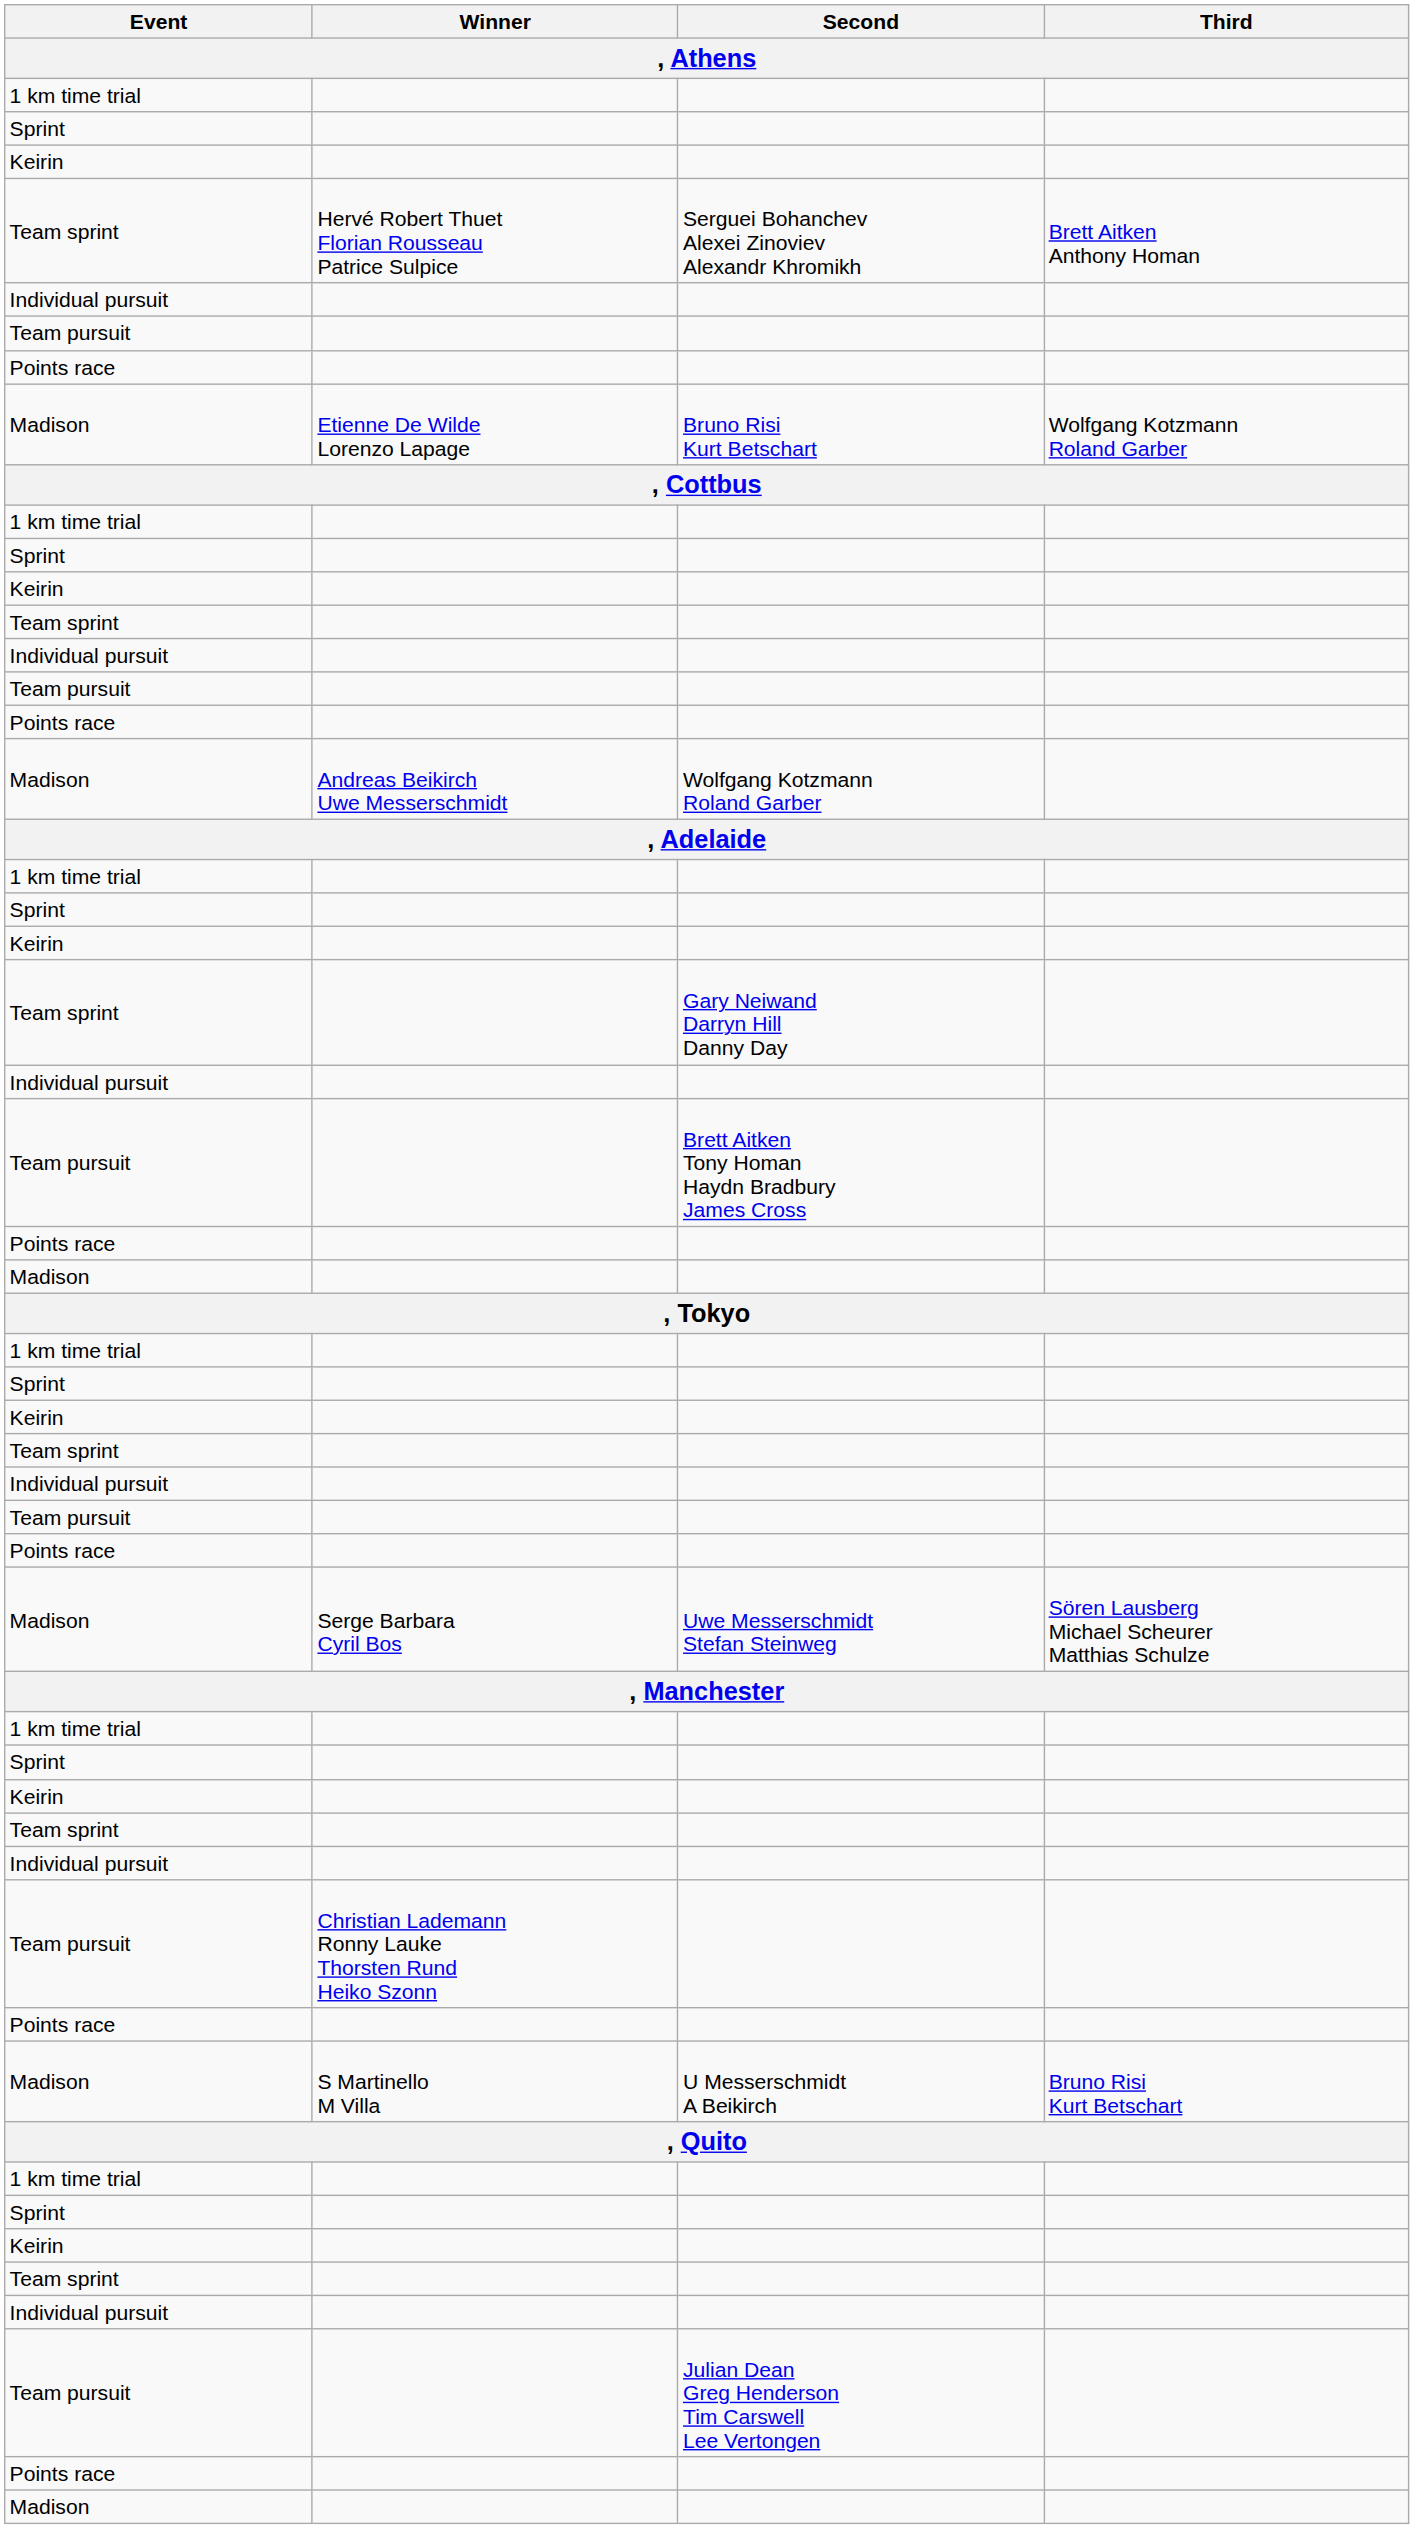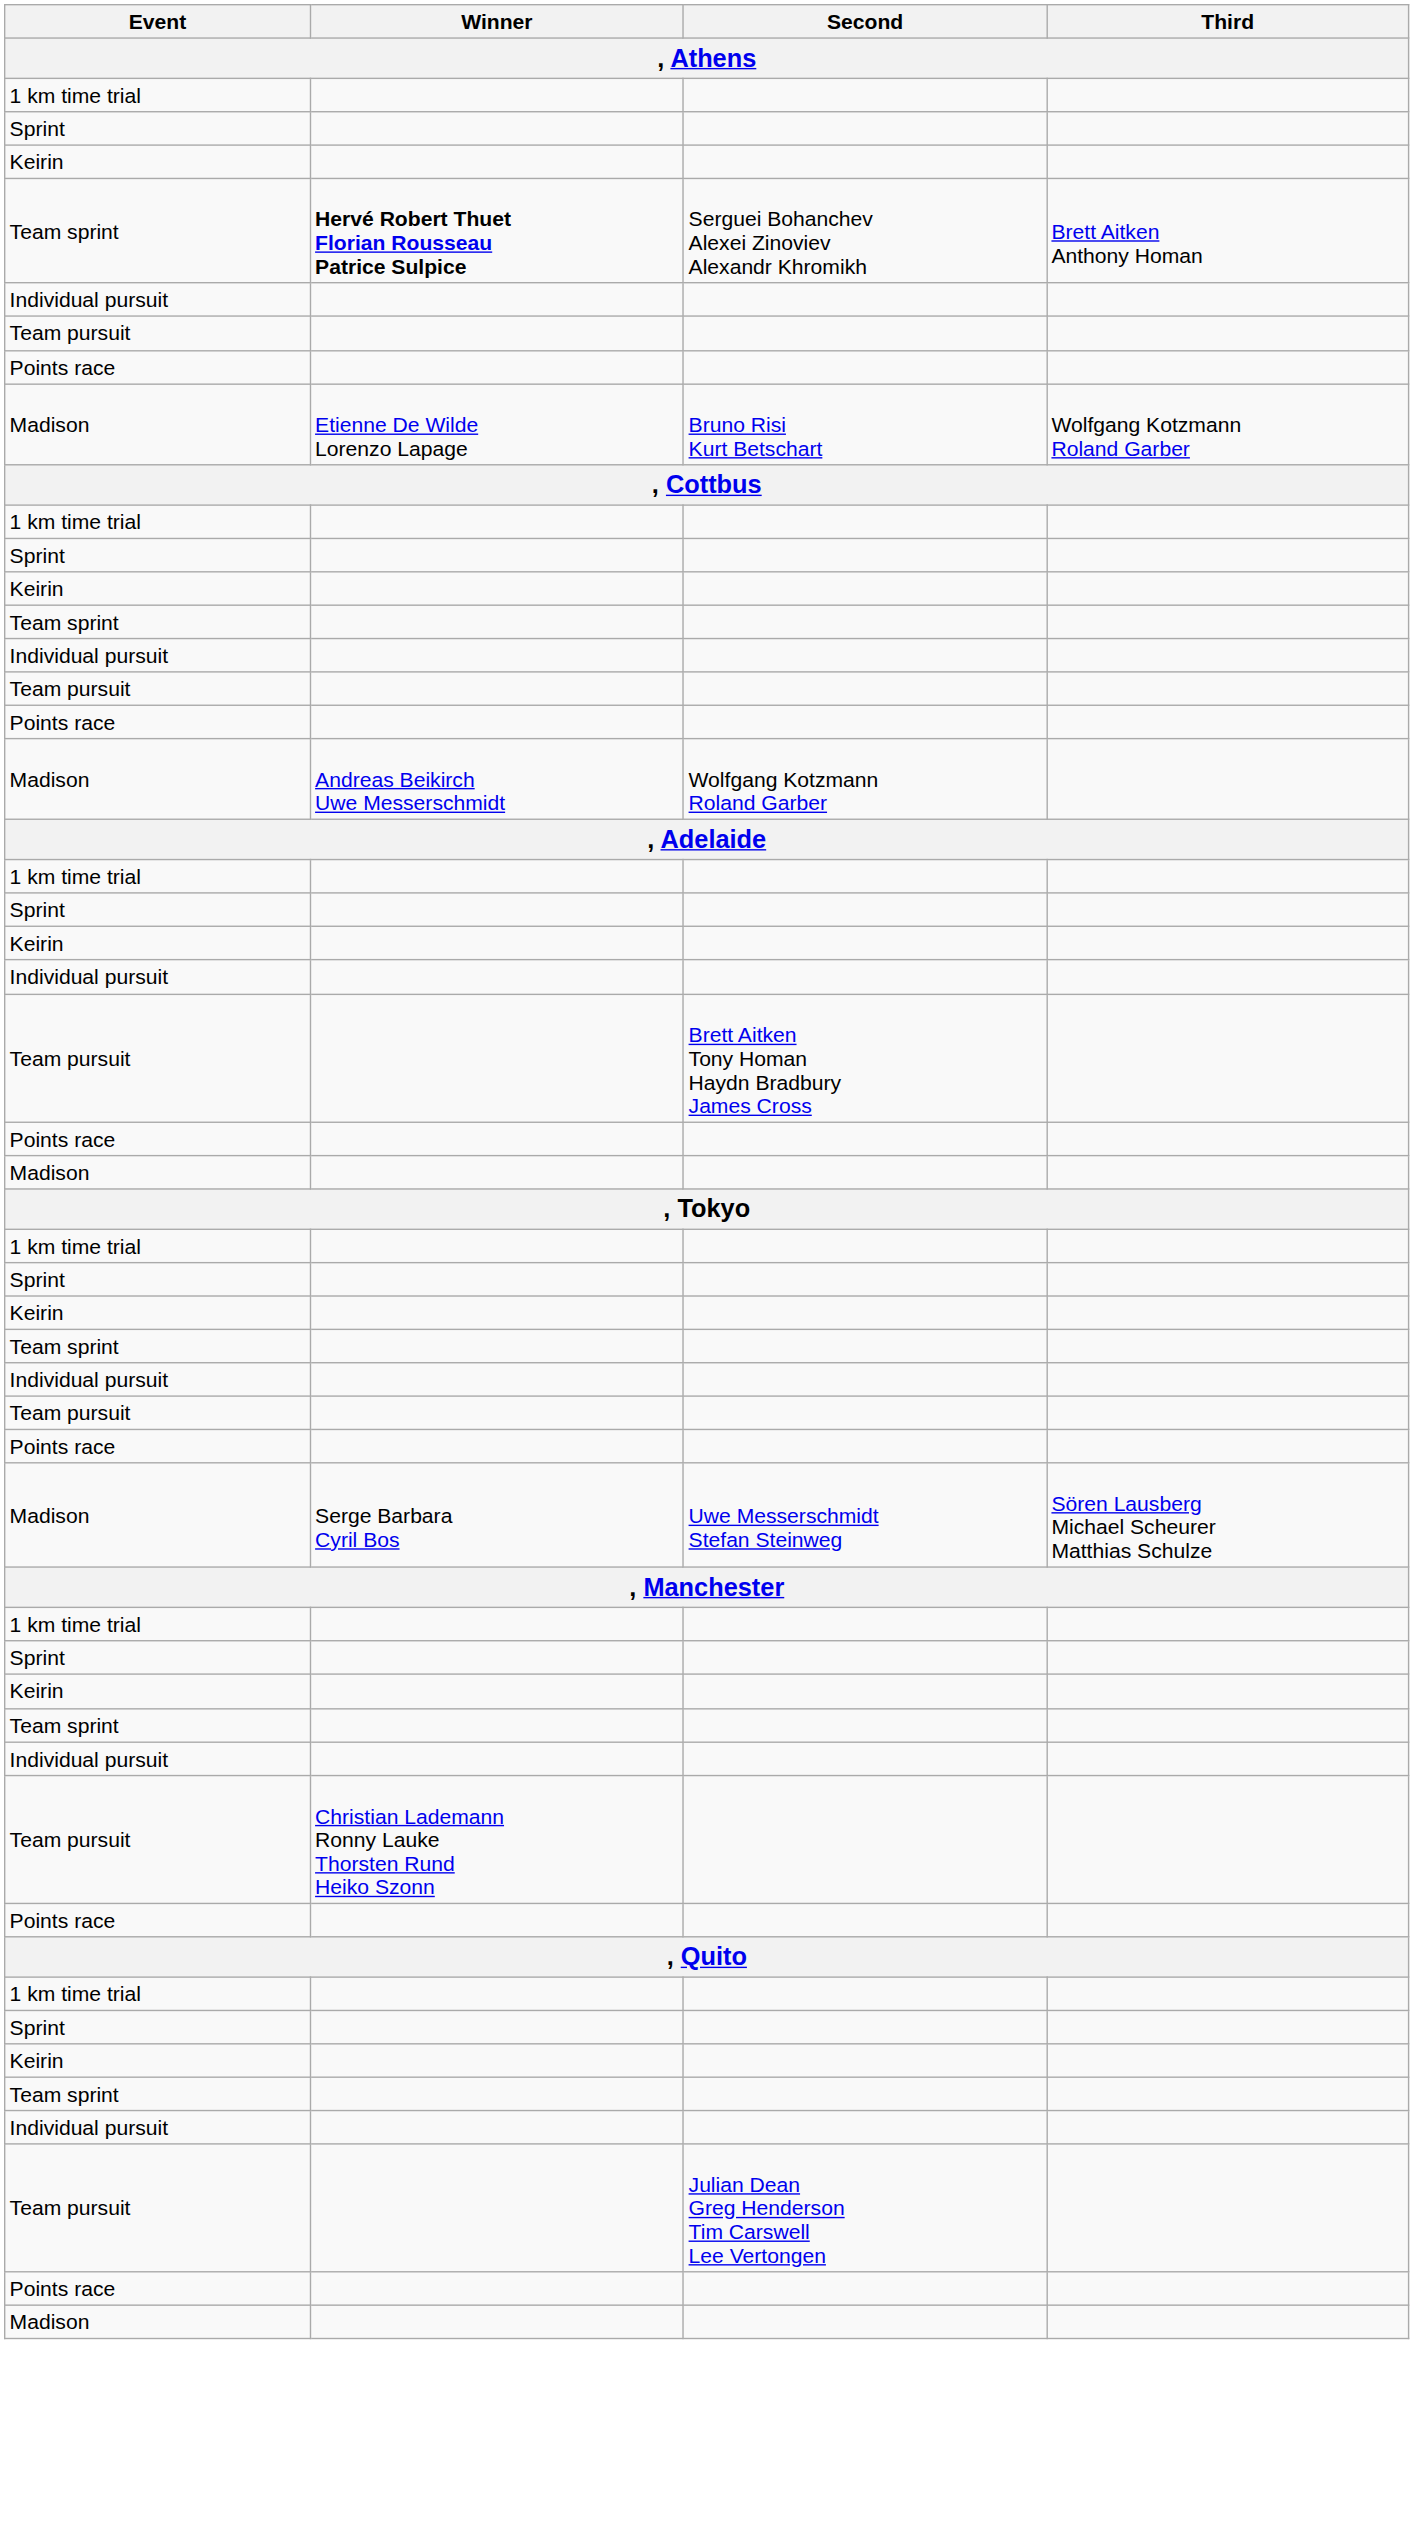(410, 243) normal -> (413, 243) bold
- row: (64, 1013)
- row: (50, 2081)
